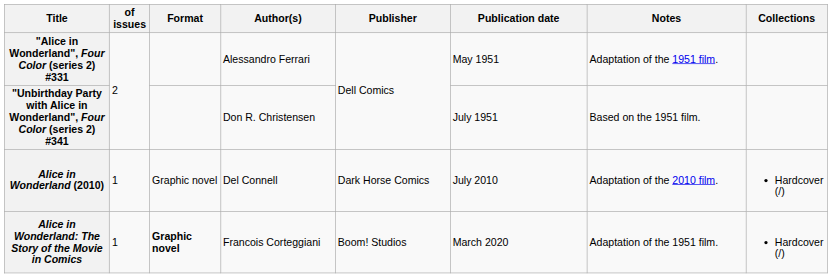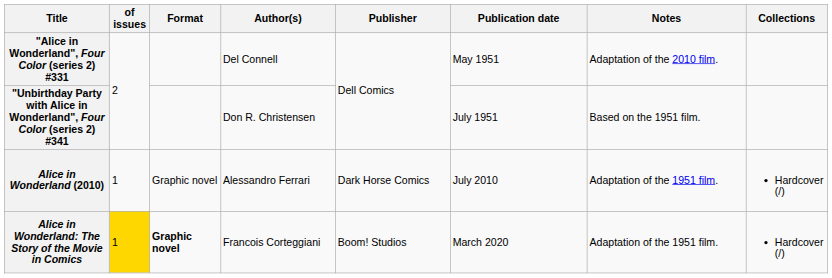(266, 59) Alessandro Ferrari -> (250, 59) Del Connell
(654, 59) Adaptation of the 1951 film. -> (654, 59) Adaptation of the 2010 film.
(250, 180) Del Connell -> (266, 180) Alessandro Ferrari
(654, 180) Adaptation of the 2010 film. -> (654, 180) Adaptation of the 1951 film.
(115, 242) no background -> (115, 242) gold background
